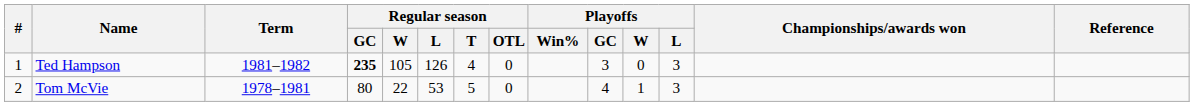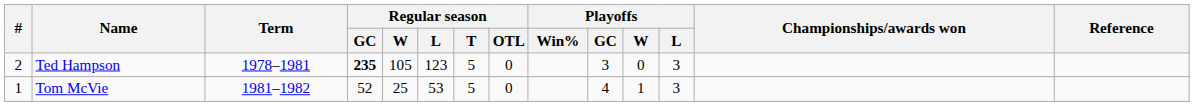(18, 64) 1 -> (18, 64) 2
(276, 64) 1981–1982 -> (276, 64) 1978–1981
(436, 64) 126 -> (436, 64) 123
(471, 64) 4 -> (471, 64) 5
(18, 88) 2 -> (18, 88) 1
(276, 88) 1978–1981 -> (276, 88) 1981–1982
(365, 88) 80 -> (365, 88) 52
(400, 88) 22 -> (400, 88) 25
